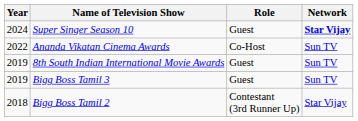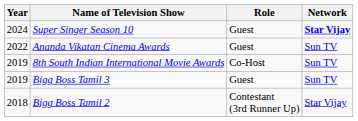(247, 46) Co-Host -> (241, 46) Guest
(241, 63) Guest -> (247, 63) Co-Host
